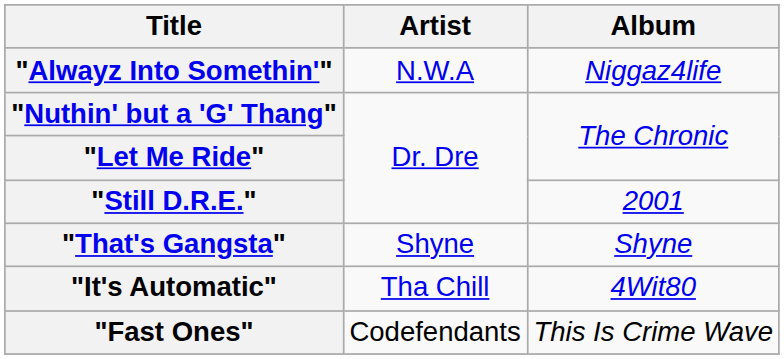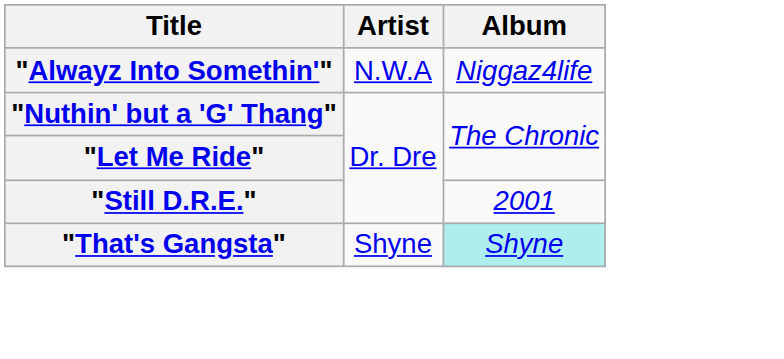(653, 244) no background -> (524, 244) paleturquoise background
- row: (174, 288)
- row: (174, 331)
